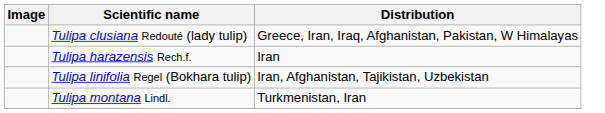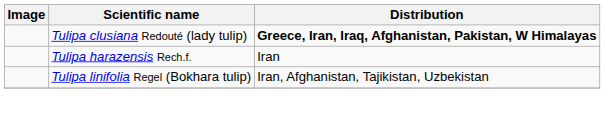(418, 35) normal -> (427, 35) bold
- row: (111, 98)
